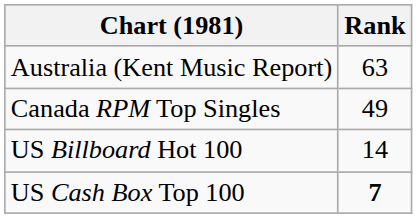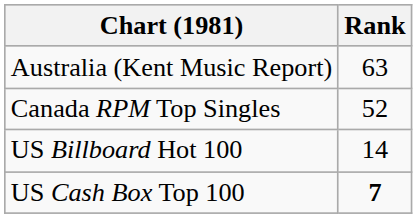(375, 108) 49 -> (375, 108) 52
